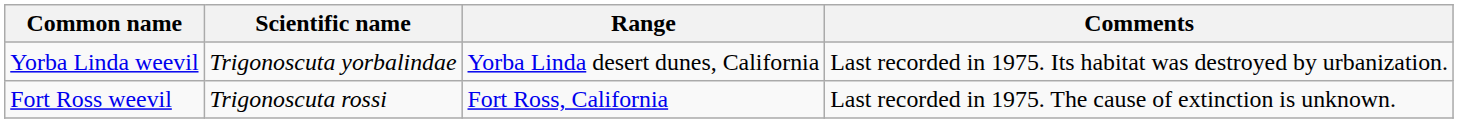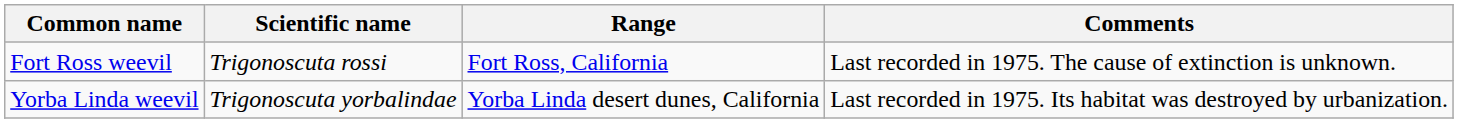rows swapped: (91, 99) <-> (104, 61)
